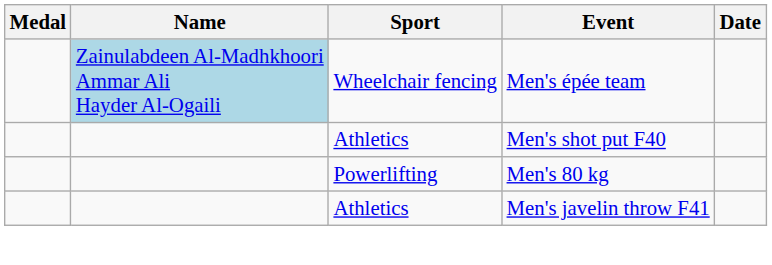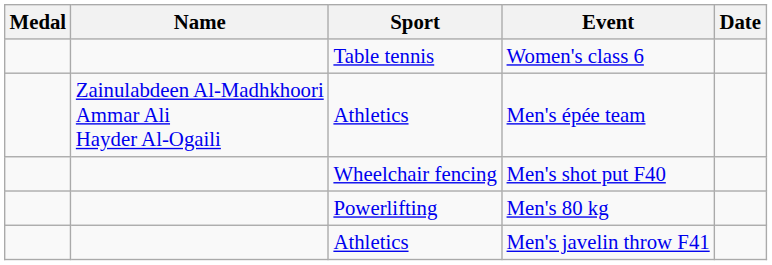+ row: (575, 56)
(200, 80) lightblue background -> (200, 115) no background
(415, 80) Wheelchair fencing -> (371, 115) Athletics
(371, 139) Athletics -> (415, 174) Wheelchair fencing
